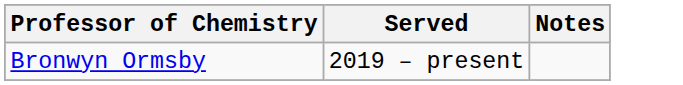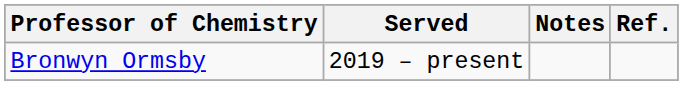+ column: (644, 24)
